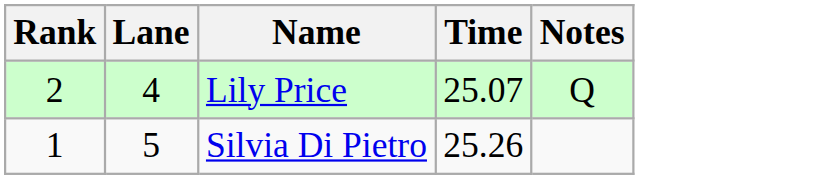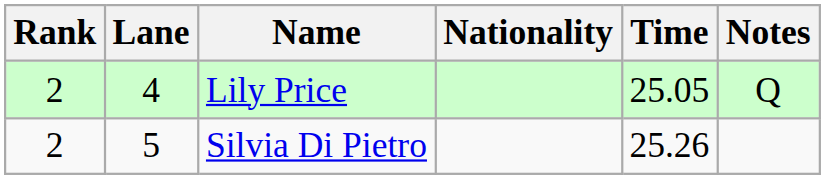+ column: (528, 32)
(483, 88) 25.07 -> (669, 88) 25.05
(55, 145) 1 -> (55, 145) 2
